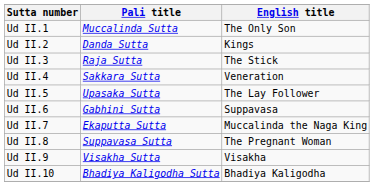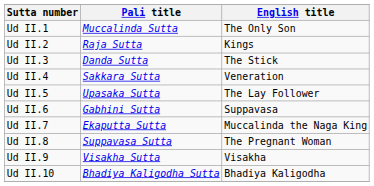(116, 45) Danda Sutta -> (113, 45) Raja Sutta
(113, 61) Raja Sutta -> (116, 61) Danda Sutta
